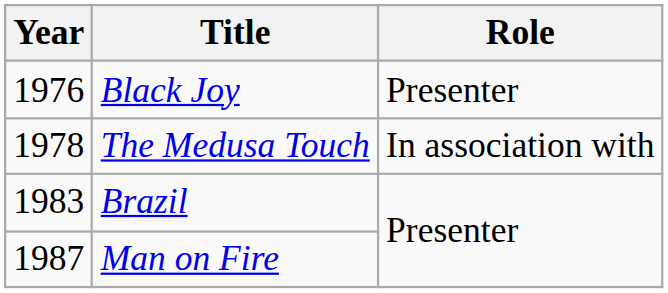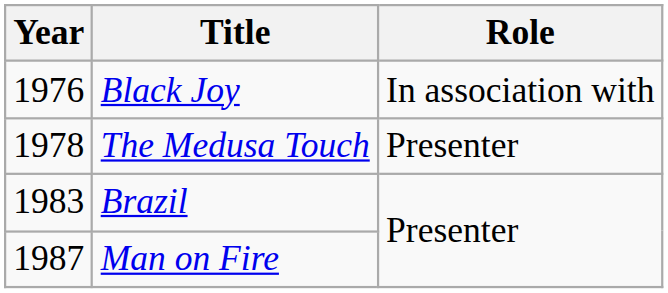(452, 88) Presenter -> (520, 88) In association with
(520, 145) In association with -> (452, 145) Presenter
